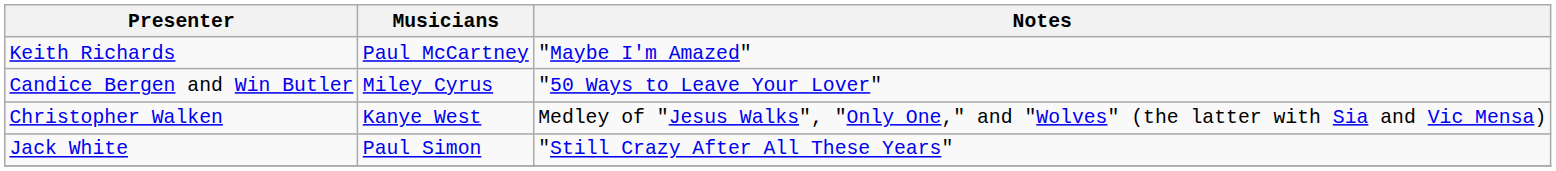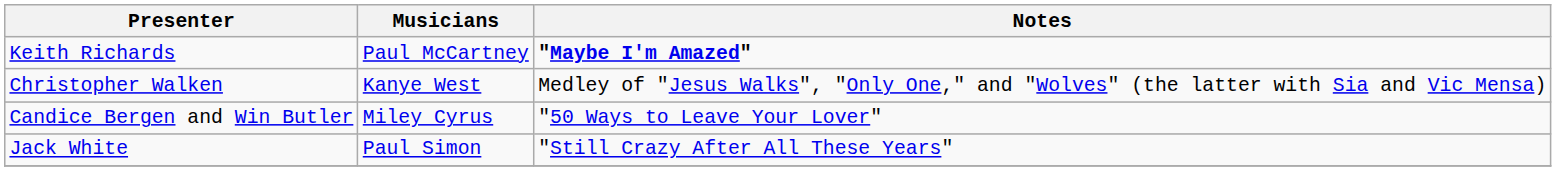(645, 53) normal -> (645, 53) bold
rows swapped: (181, 85) <-> (116, 117)
